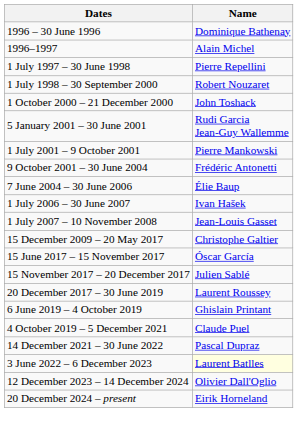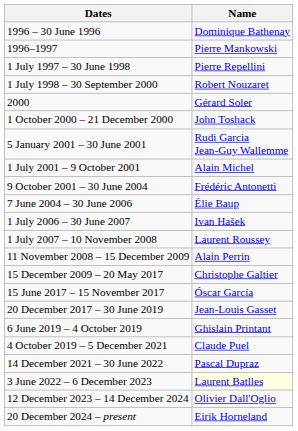(225, 48) Alain Michel -> (236, 48) Pierre Mankowski
+ row: (18, 102)
(236, 150) Pierre Mankowski -> (224, 168) Alain Michel
(236, 221) Jean-Louis Gasset -> (232, 239) Laurent Roussey
+ row: (98, 256)
- row: (98, 274)
(233, 292) Laurent Roussey -> (235, 310) Jean-Louis Gasset
